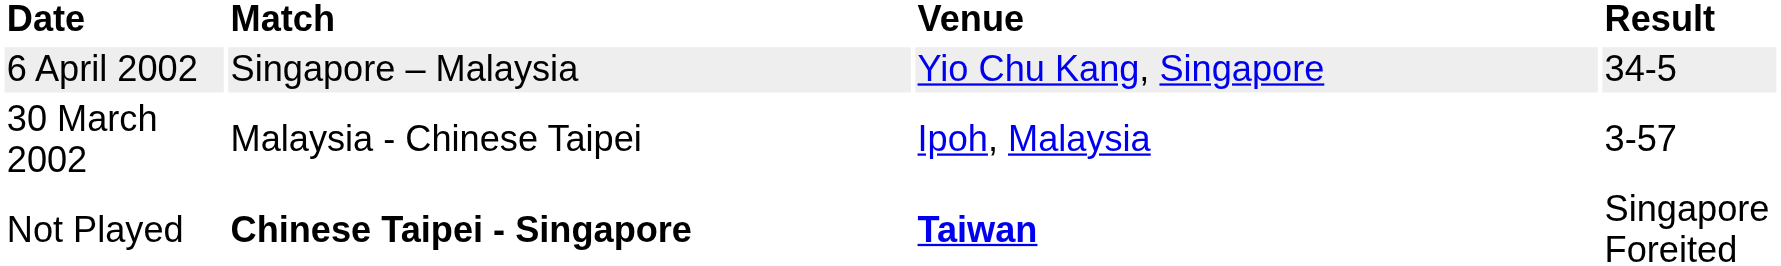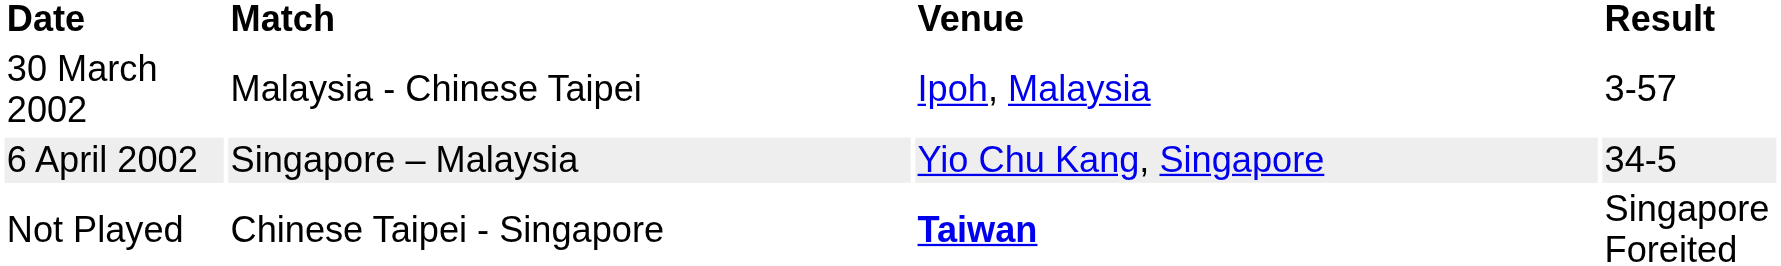rows swapped: (82, 139) <-> (102, 69)
(461, 229) bold -> (447, 229) normal
